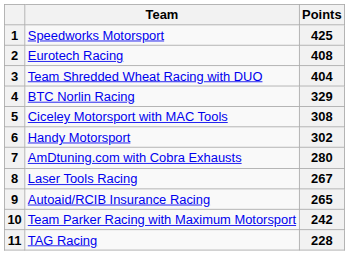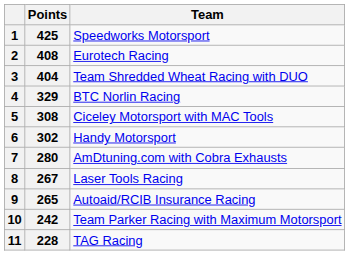columns swapped: (162, 15) <-> (322, 15)
